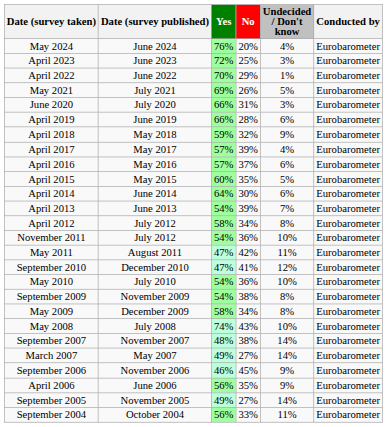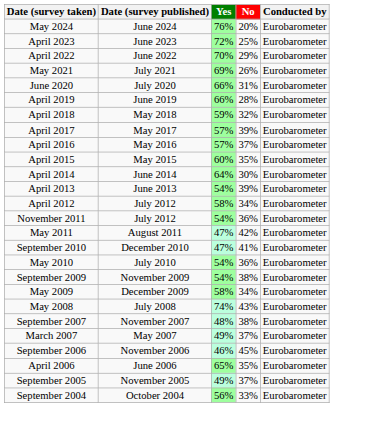- column: (287, 21)
(248, 356) 27% -> (248, 336) 37%
(224, 385) 56% -> (224, 365) 65%
(248, 400) 27% -> (248, 380) 37%
